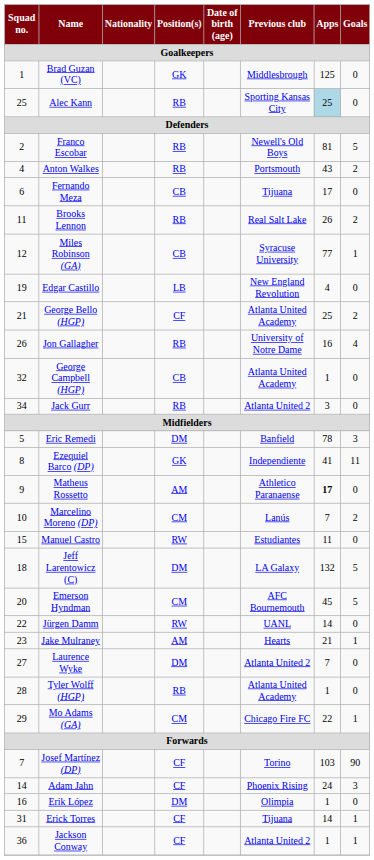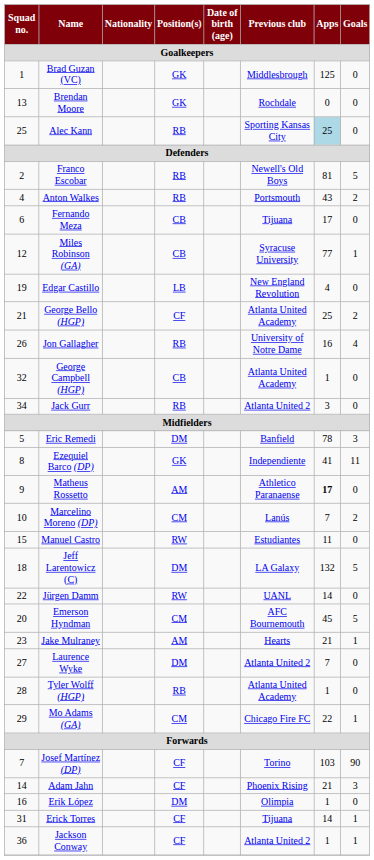+ row: (71, 103)
- row: (71, 220)
rows swapped: (71, 602) <-> (71, 624)
(327, 786) 24 -> (327, 786) 21
